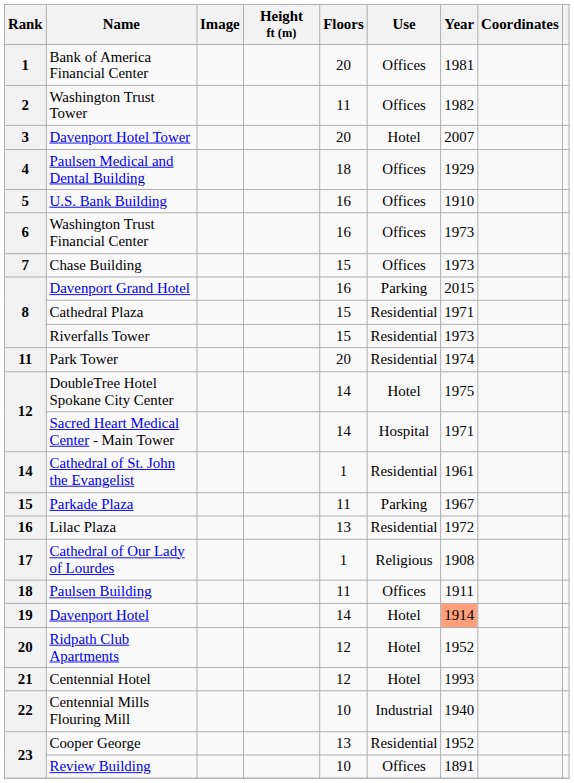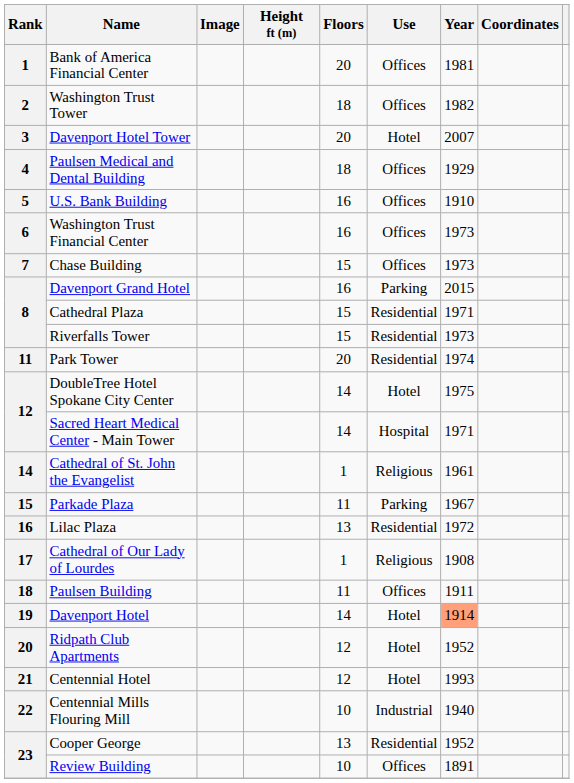(343, 105) 11 -> (343, 105) 18
(404, 472) Residential -> (404, 472) Religious
